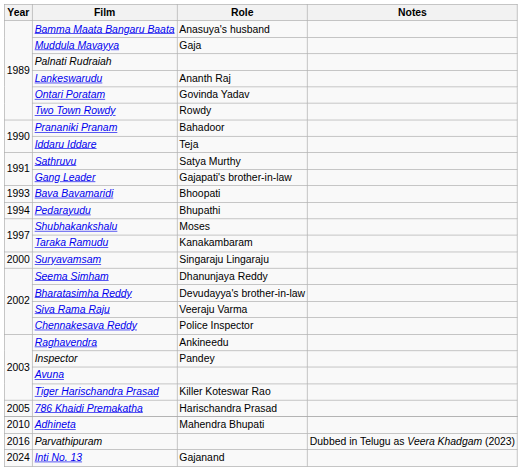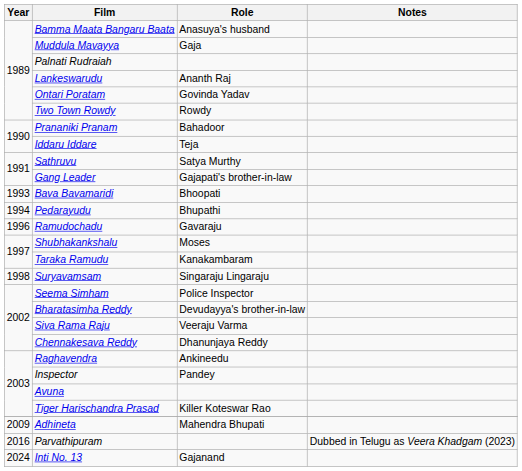+ row: (68, 227)
(18, 260) 2000 -> (18, 276) 1998
(224, 276) Dhanunjaya Reddy -> (216, 293) Police Inspector
(216, 326) Police Inspector -> (224, 342) Dhanunjaya Reddy
- row: (89, 408)
(18, 425) 2010 -> (18, 425) 2009
